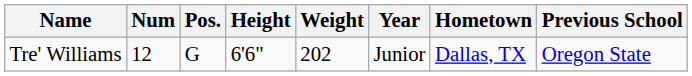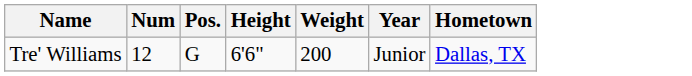- column: (612, 20)
(316, 53) 202 -> (316, 53) 200
